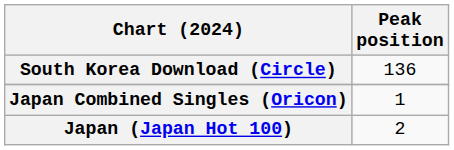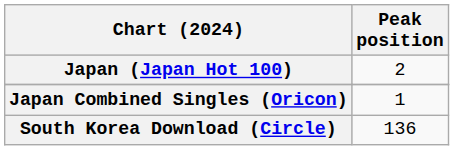rows swapped: (178, 130) <-> (178, 70)
